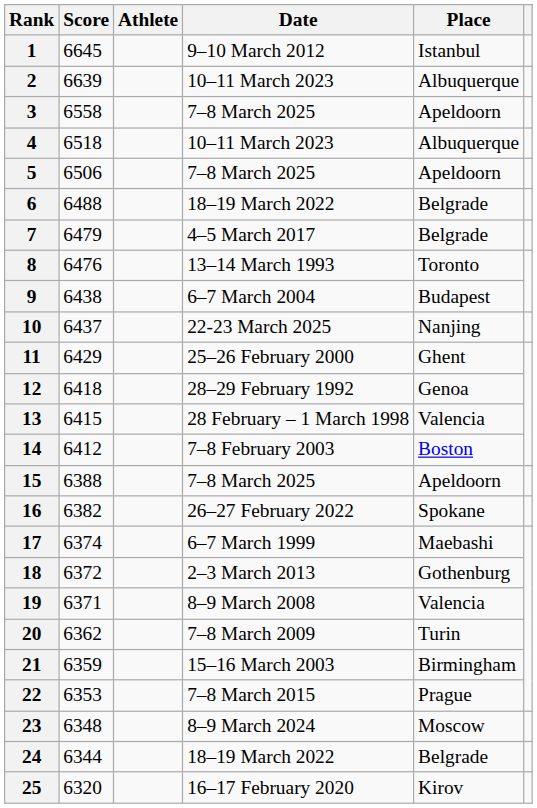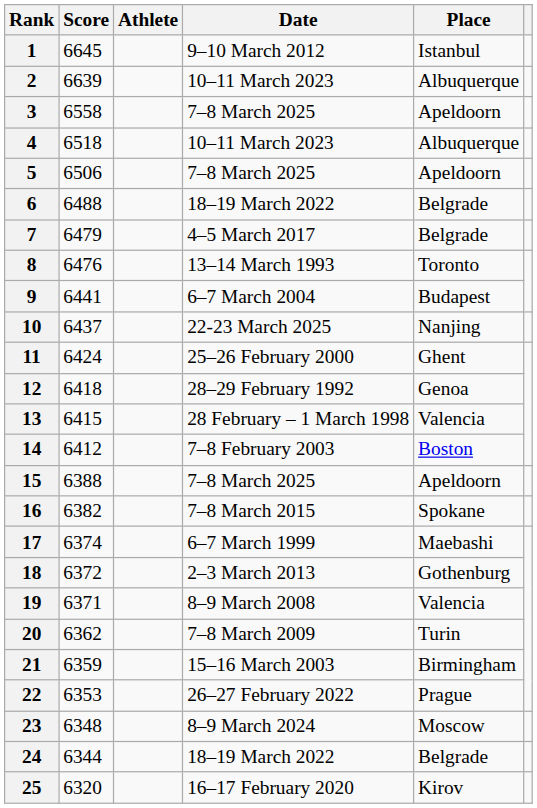(83, 296) 6438 -> (83, 296) 6441
(83, 357) 6429 -> (83, 357) 6424
(270, 511) 26–27 February 2022 -> (251, 511) 7–8 March 2015
(251, 695) 7–8 March 2015 -> (270, 695) 26–27 February 2022
